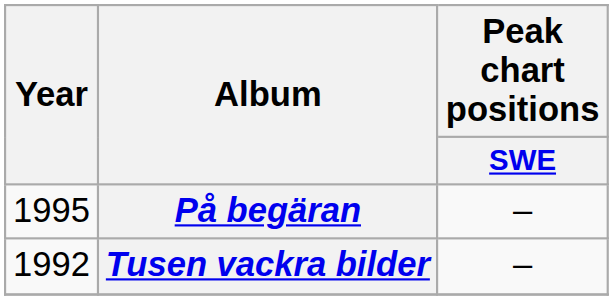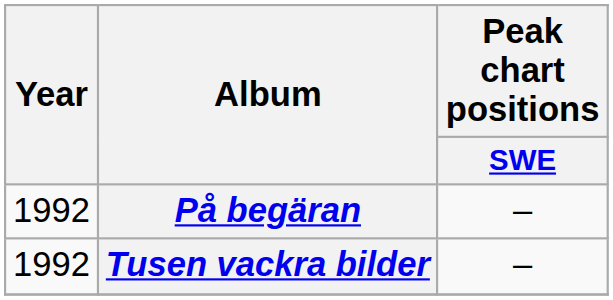(51, 210) 1995 -> (51, 210) 1992
